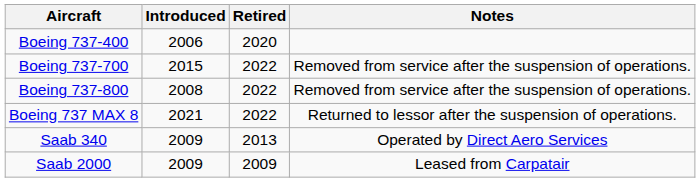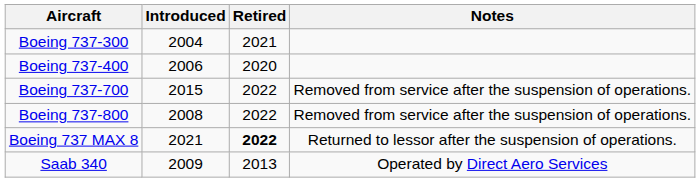+ row: (74, 41)
(260, 115) normal -> (260, 139) bold
- row: (74, 164)
